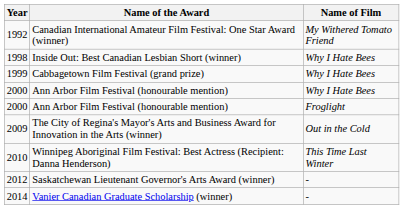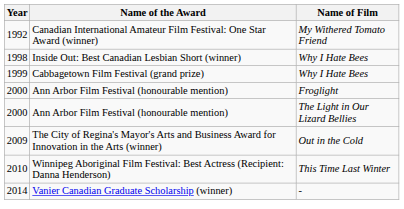- row: (17, 90)
+ row: (17, 112)
- row: (17, 179)
